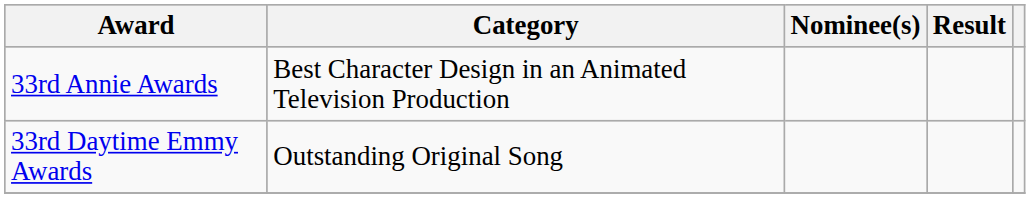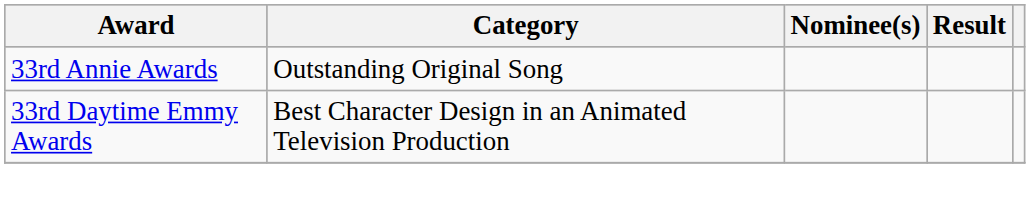(480, 83) Best Character Design in an Animated Television Production -> (418, 68) Outstanding Original Song
(418, 156) Outstanding Original Song -> (480, 126) Best Character Design in an Animated Television Production
